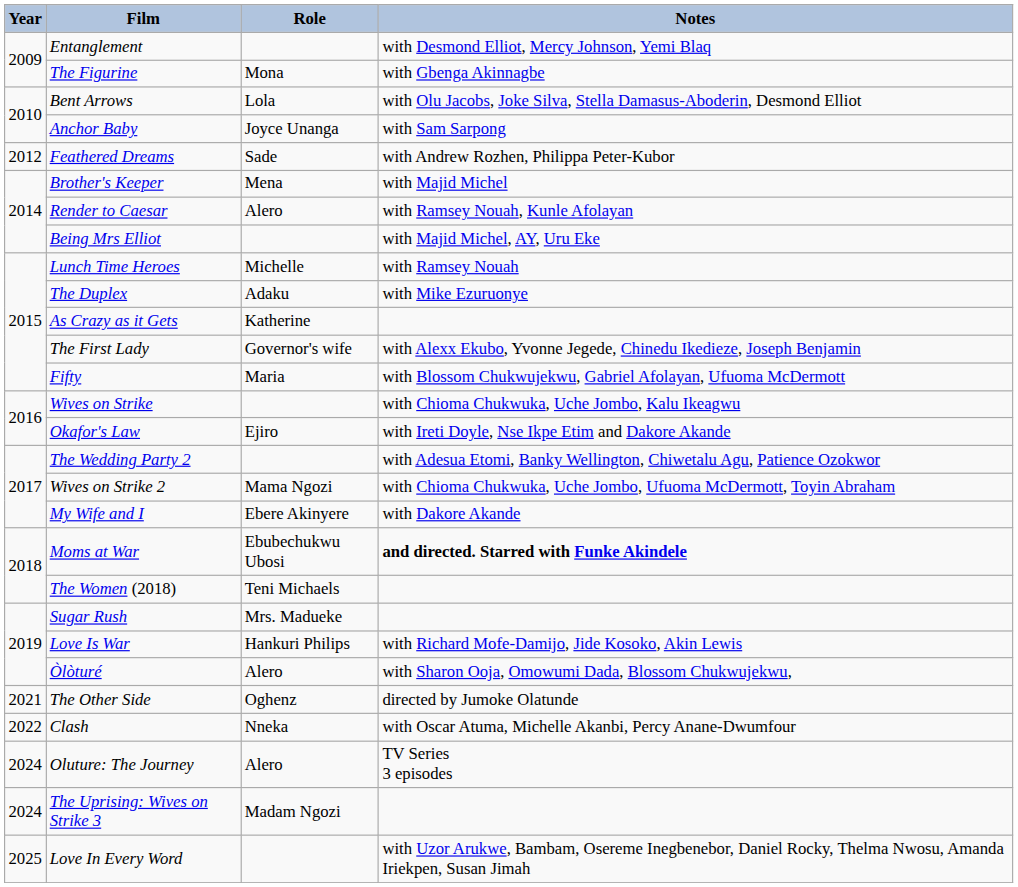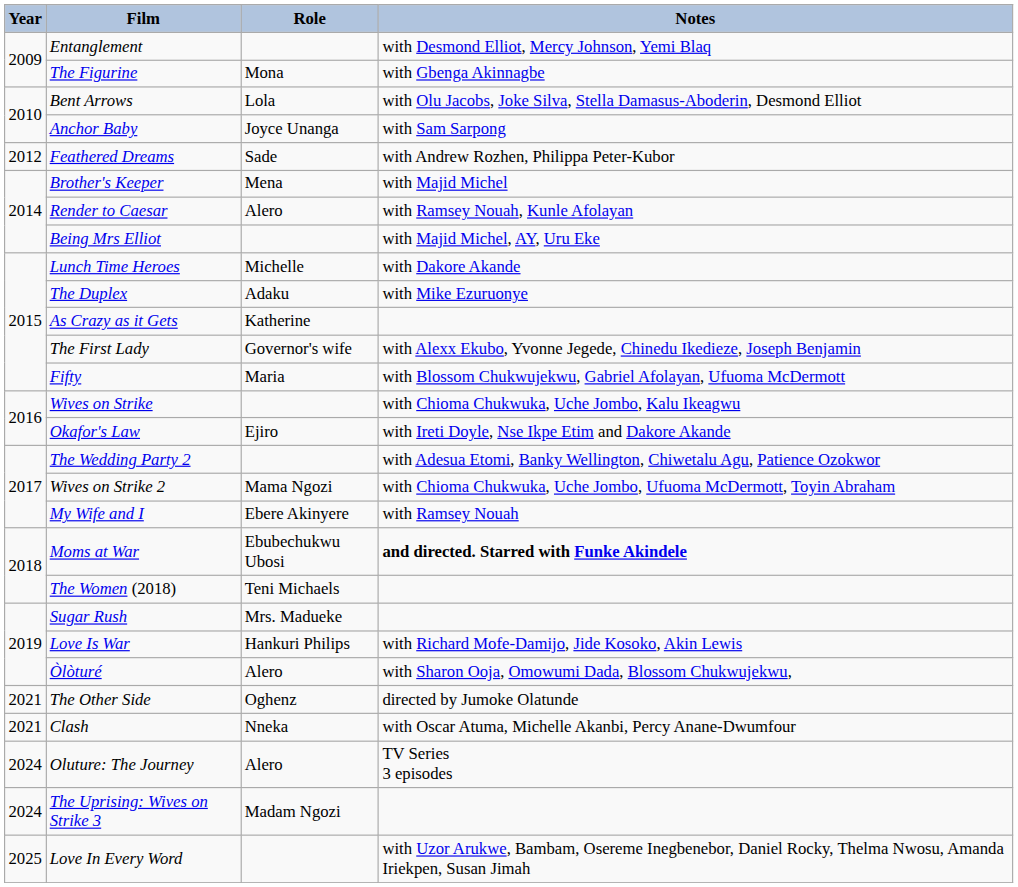(451, 266) with Ramsey Nouah -> (451, 266) with Dakore Akande
(451, 514) with Dakore Akande -> (451, 514) with Ramsey Nouah
(25, 727) 2022 -> (25, 727) 2021
